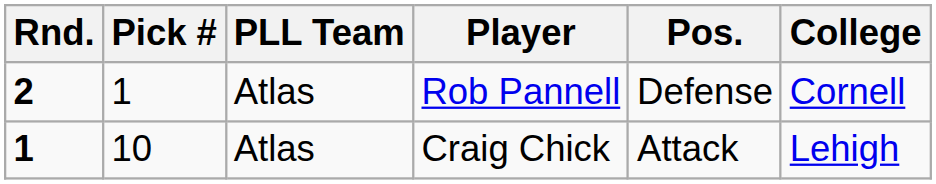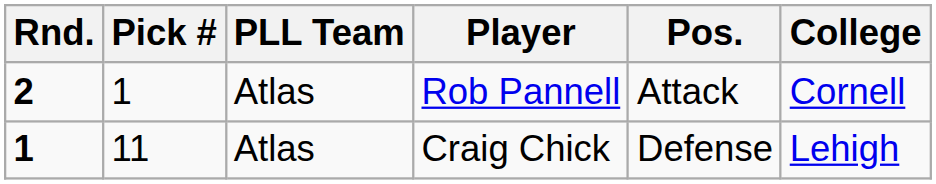(705, 91) Defense -> (688, 91) Attack
(132, 149) 10 -> (130, 149) 11
(688, 149) Attack -> (705, 149) Defense
